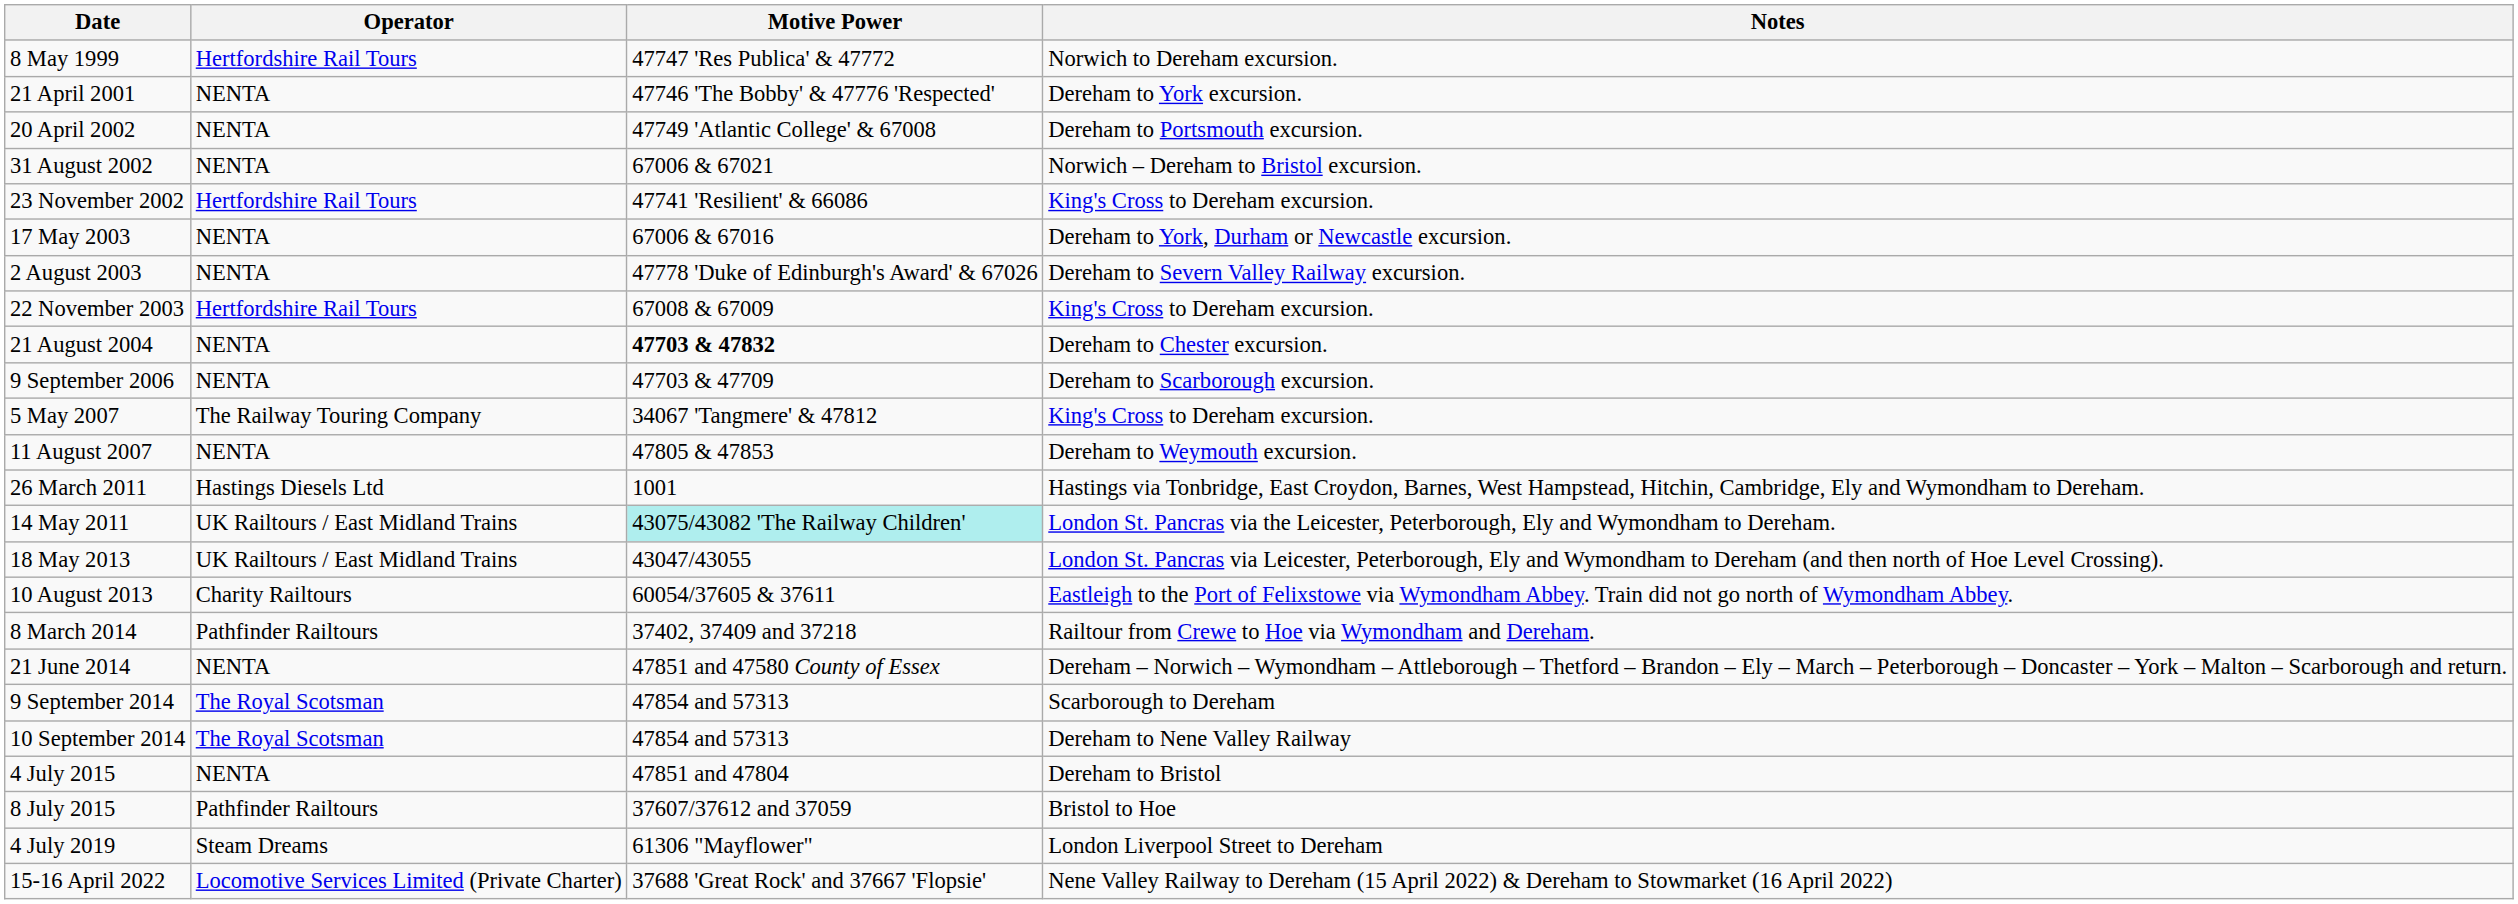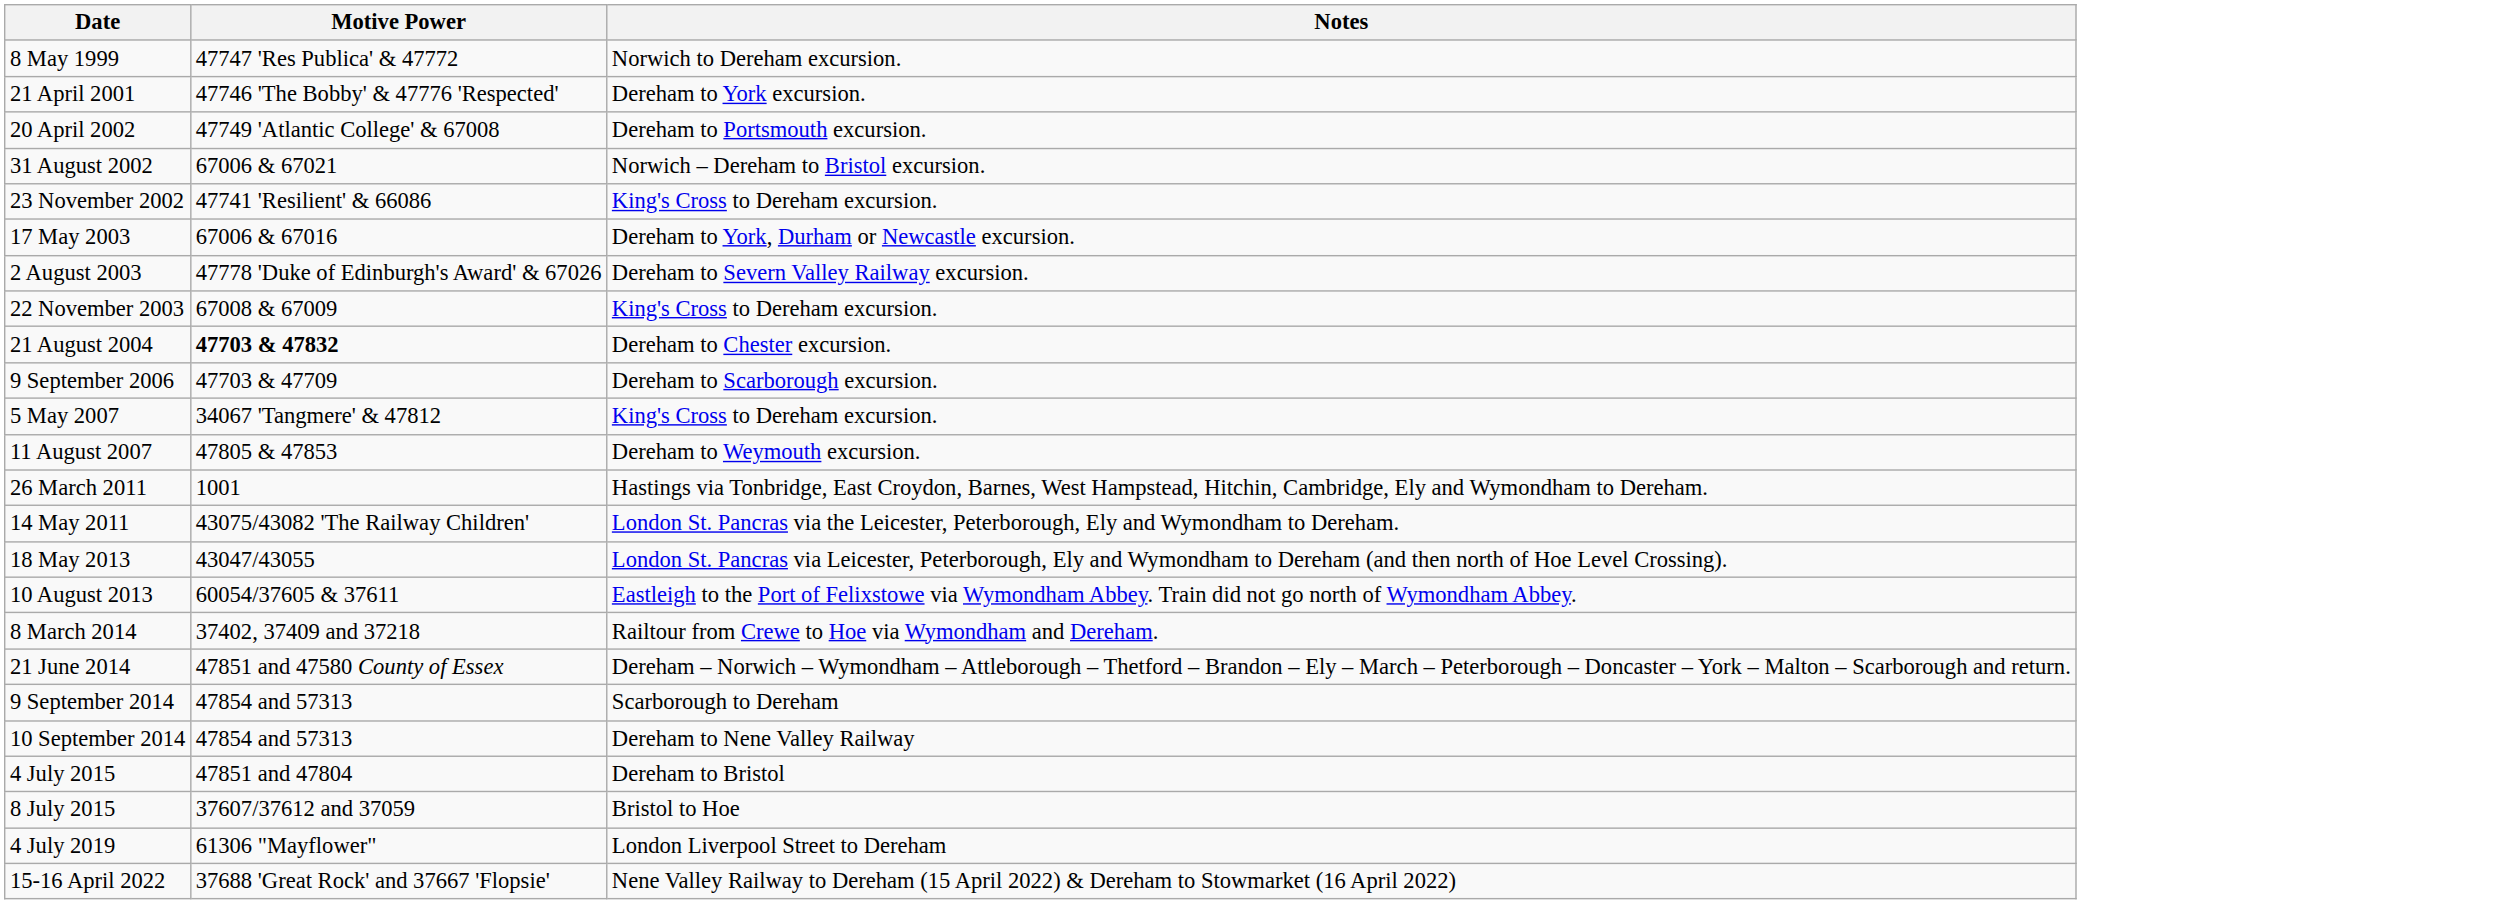- column: (409, 22)
(799, 523) paleturquoise background -> (362, 523) no background
